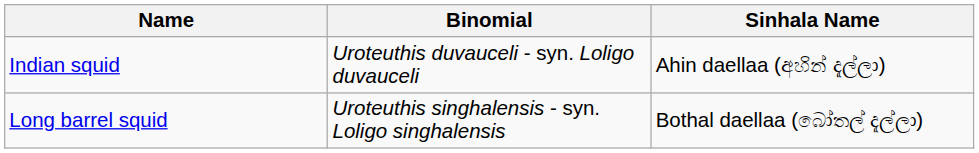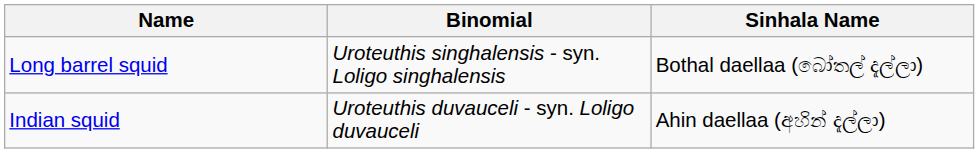rows swapped: (65, 64) <-> (88, 120)
